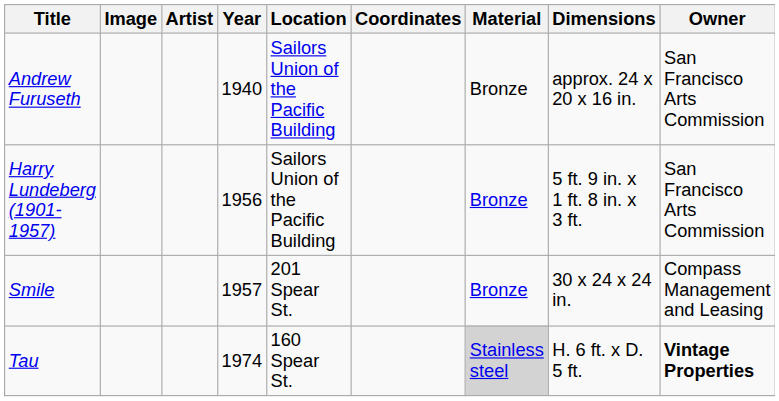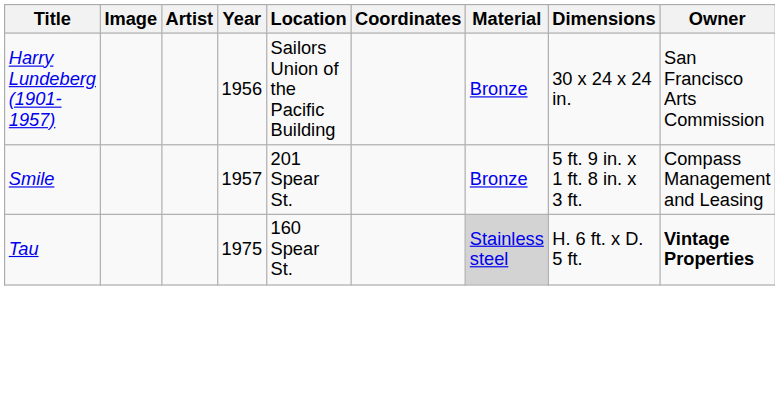- row: (45, 88)
(594, 199) 5 ft. 9 in. x 1 ft. 8 in. x 3 ft. -> (602, 88) 30 x 24 x 24 in.
(602, 290) 30 x 24 x 24 in. -> (594, 179) 5 ft. 9 in. x 1 ft. 8 in. x 3 ft.
(242, 360) 1974 -> (242, 249) 1975
